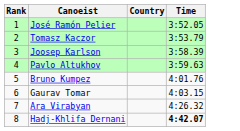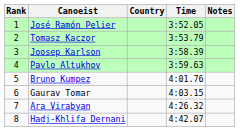+ column: (220, 11)
(186, 120) bold -> (186, 120) normal
